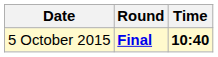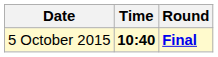columns swapped: (190, 16) <-> (141, 16)
